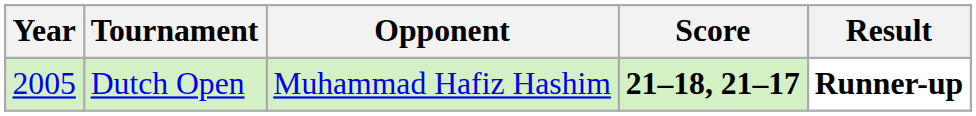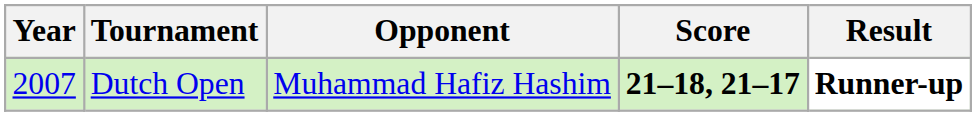(44, 83) 2005 -> (44, 83) 2007
